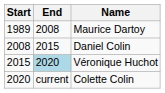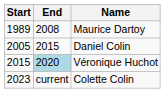(19, 46) 2008 -> (19, 46) 2005
(19, 79) 2020 -> (19, 79) 2023
